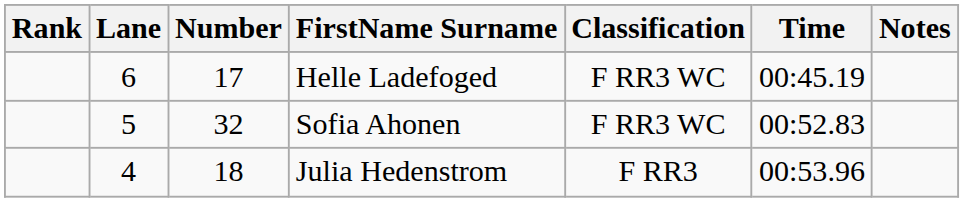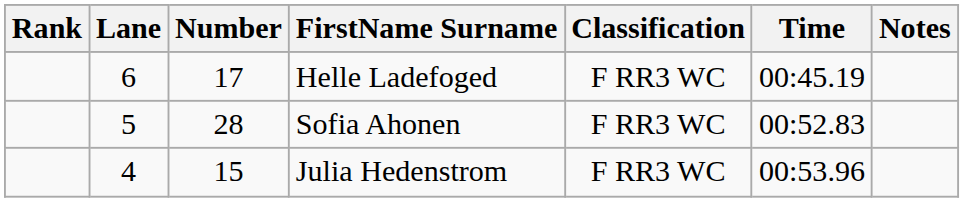(228, 123) 32 -> (228, 123) 28
(228, 171) 18 -> (228, 171) 15
(658, 171) F RR3 -> (658, 171) F RR3 WC
